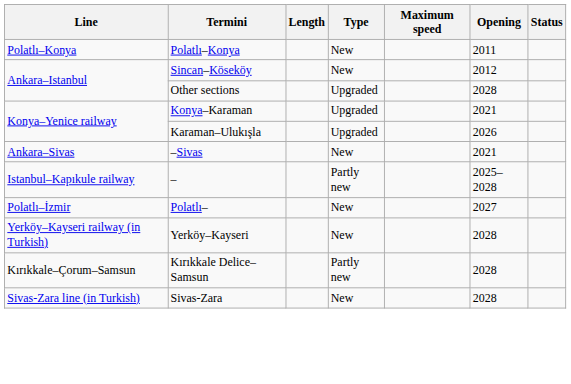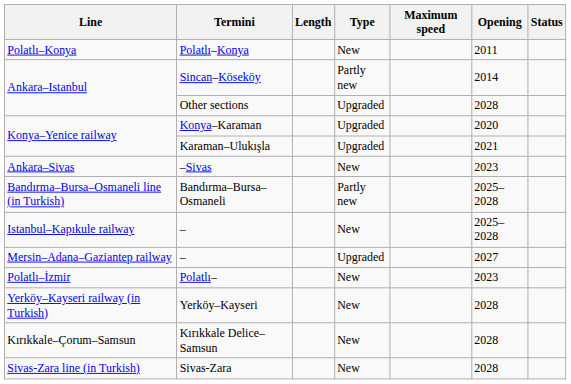(342, 70) New -> (351, 77) Partly new
(485, 70) 2012 -> (486, 77) 2014
(485, 111) 2021 -> (486, 125) 2020
(485, 131) 2026 -> (486, 146) 2021
(485, 151) 2021 -> (486, 166) 2023
+ row: (84, 194)
(345, 179) Partly new -> (348, 229) New
+ row: (90, 257)
(485, 207) 2027 -> (486, 277) 2023
(345, 270) Partly new -> (348, 340) New
